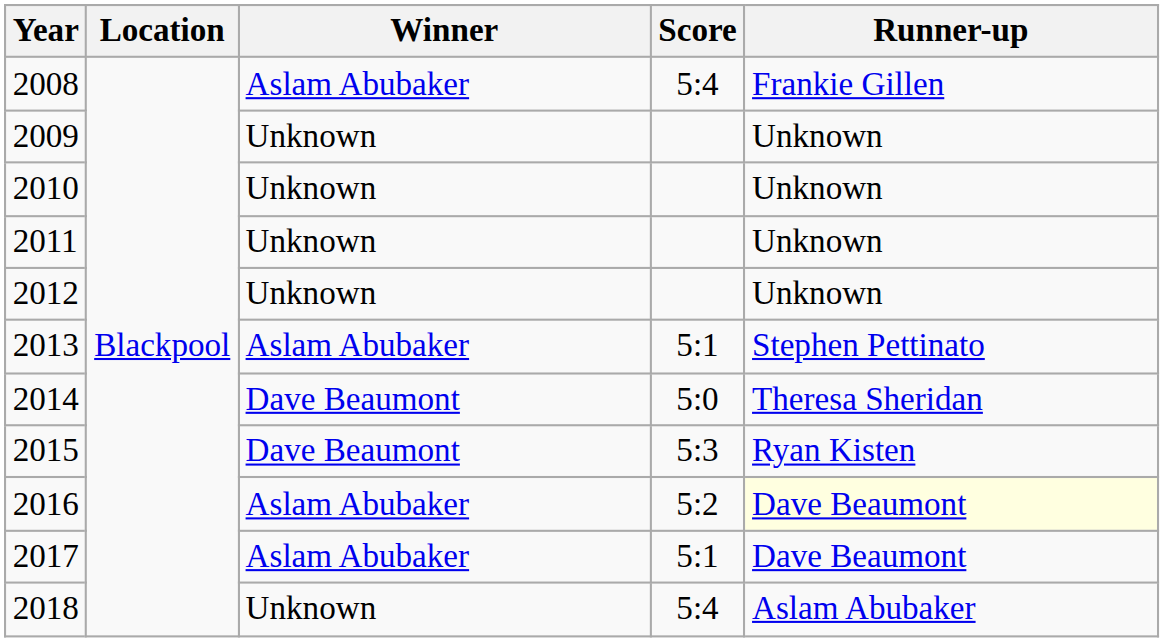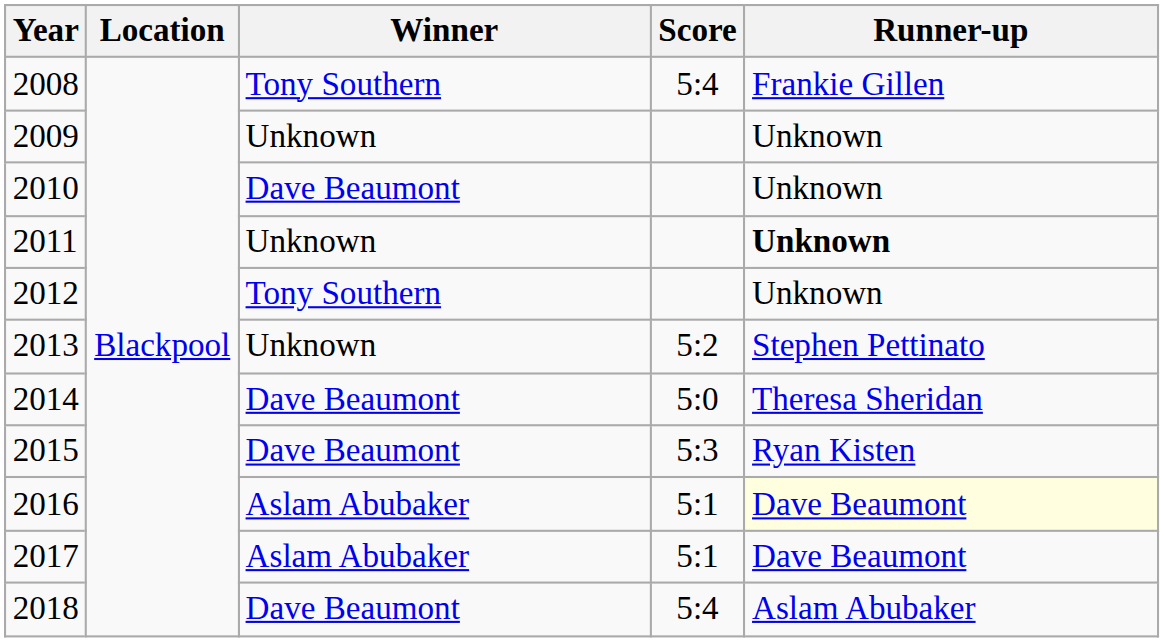(357, 83) Aslam Abubaker -> (343, 83) Tony Southern
(311, 188) Unknown -> (353, 188) Dave Beaumont
(817, 240) normal -> (821, 240) bold
(311, 293) Unknown -> (343, 293) Tony Southern
(357, 345) Aslam Abubaker -> (311, 345) Unknown
(698, 345) 5:1 -> (698, 345) 5:2
(698, 503) 5:2 -> (698, 503) 5:1
(311, 608) Unknown -> (353, 608) Dave Beaumont
